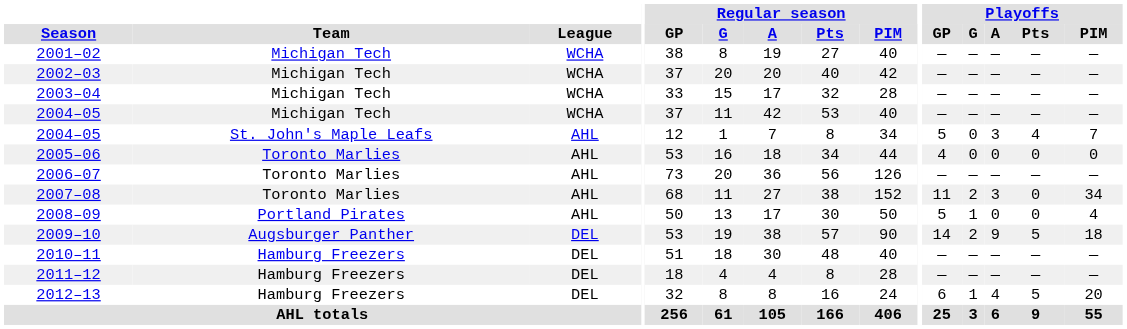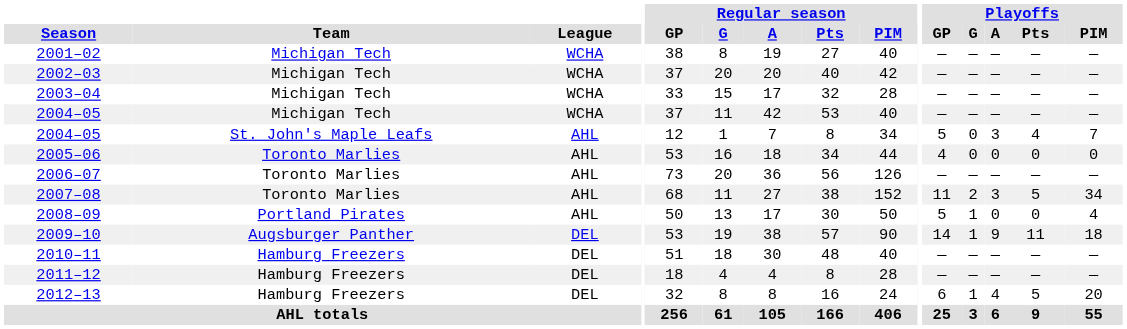(1036, 195) 0 -> (1036, 195) 5
(973, 235) 2 -> (973, 235) 1
(1036, 235) 5 -> (1036, 235) 11
